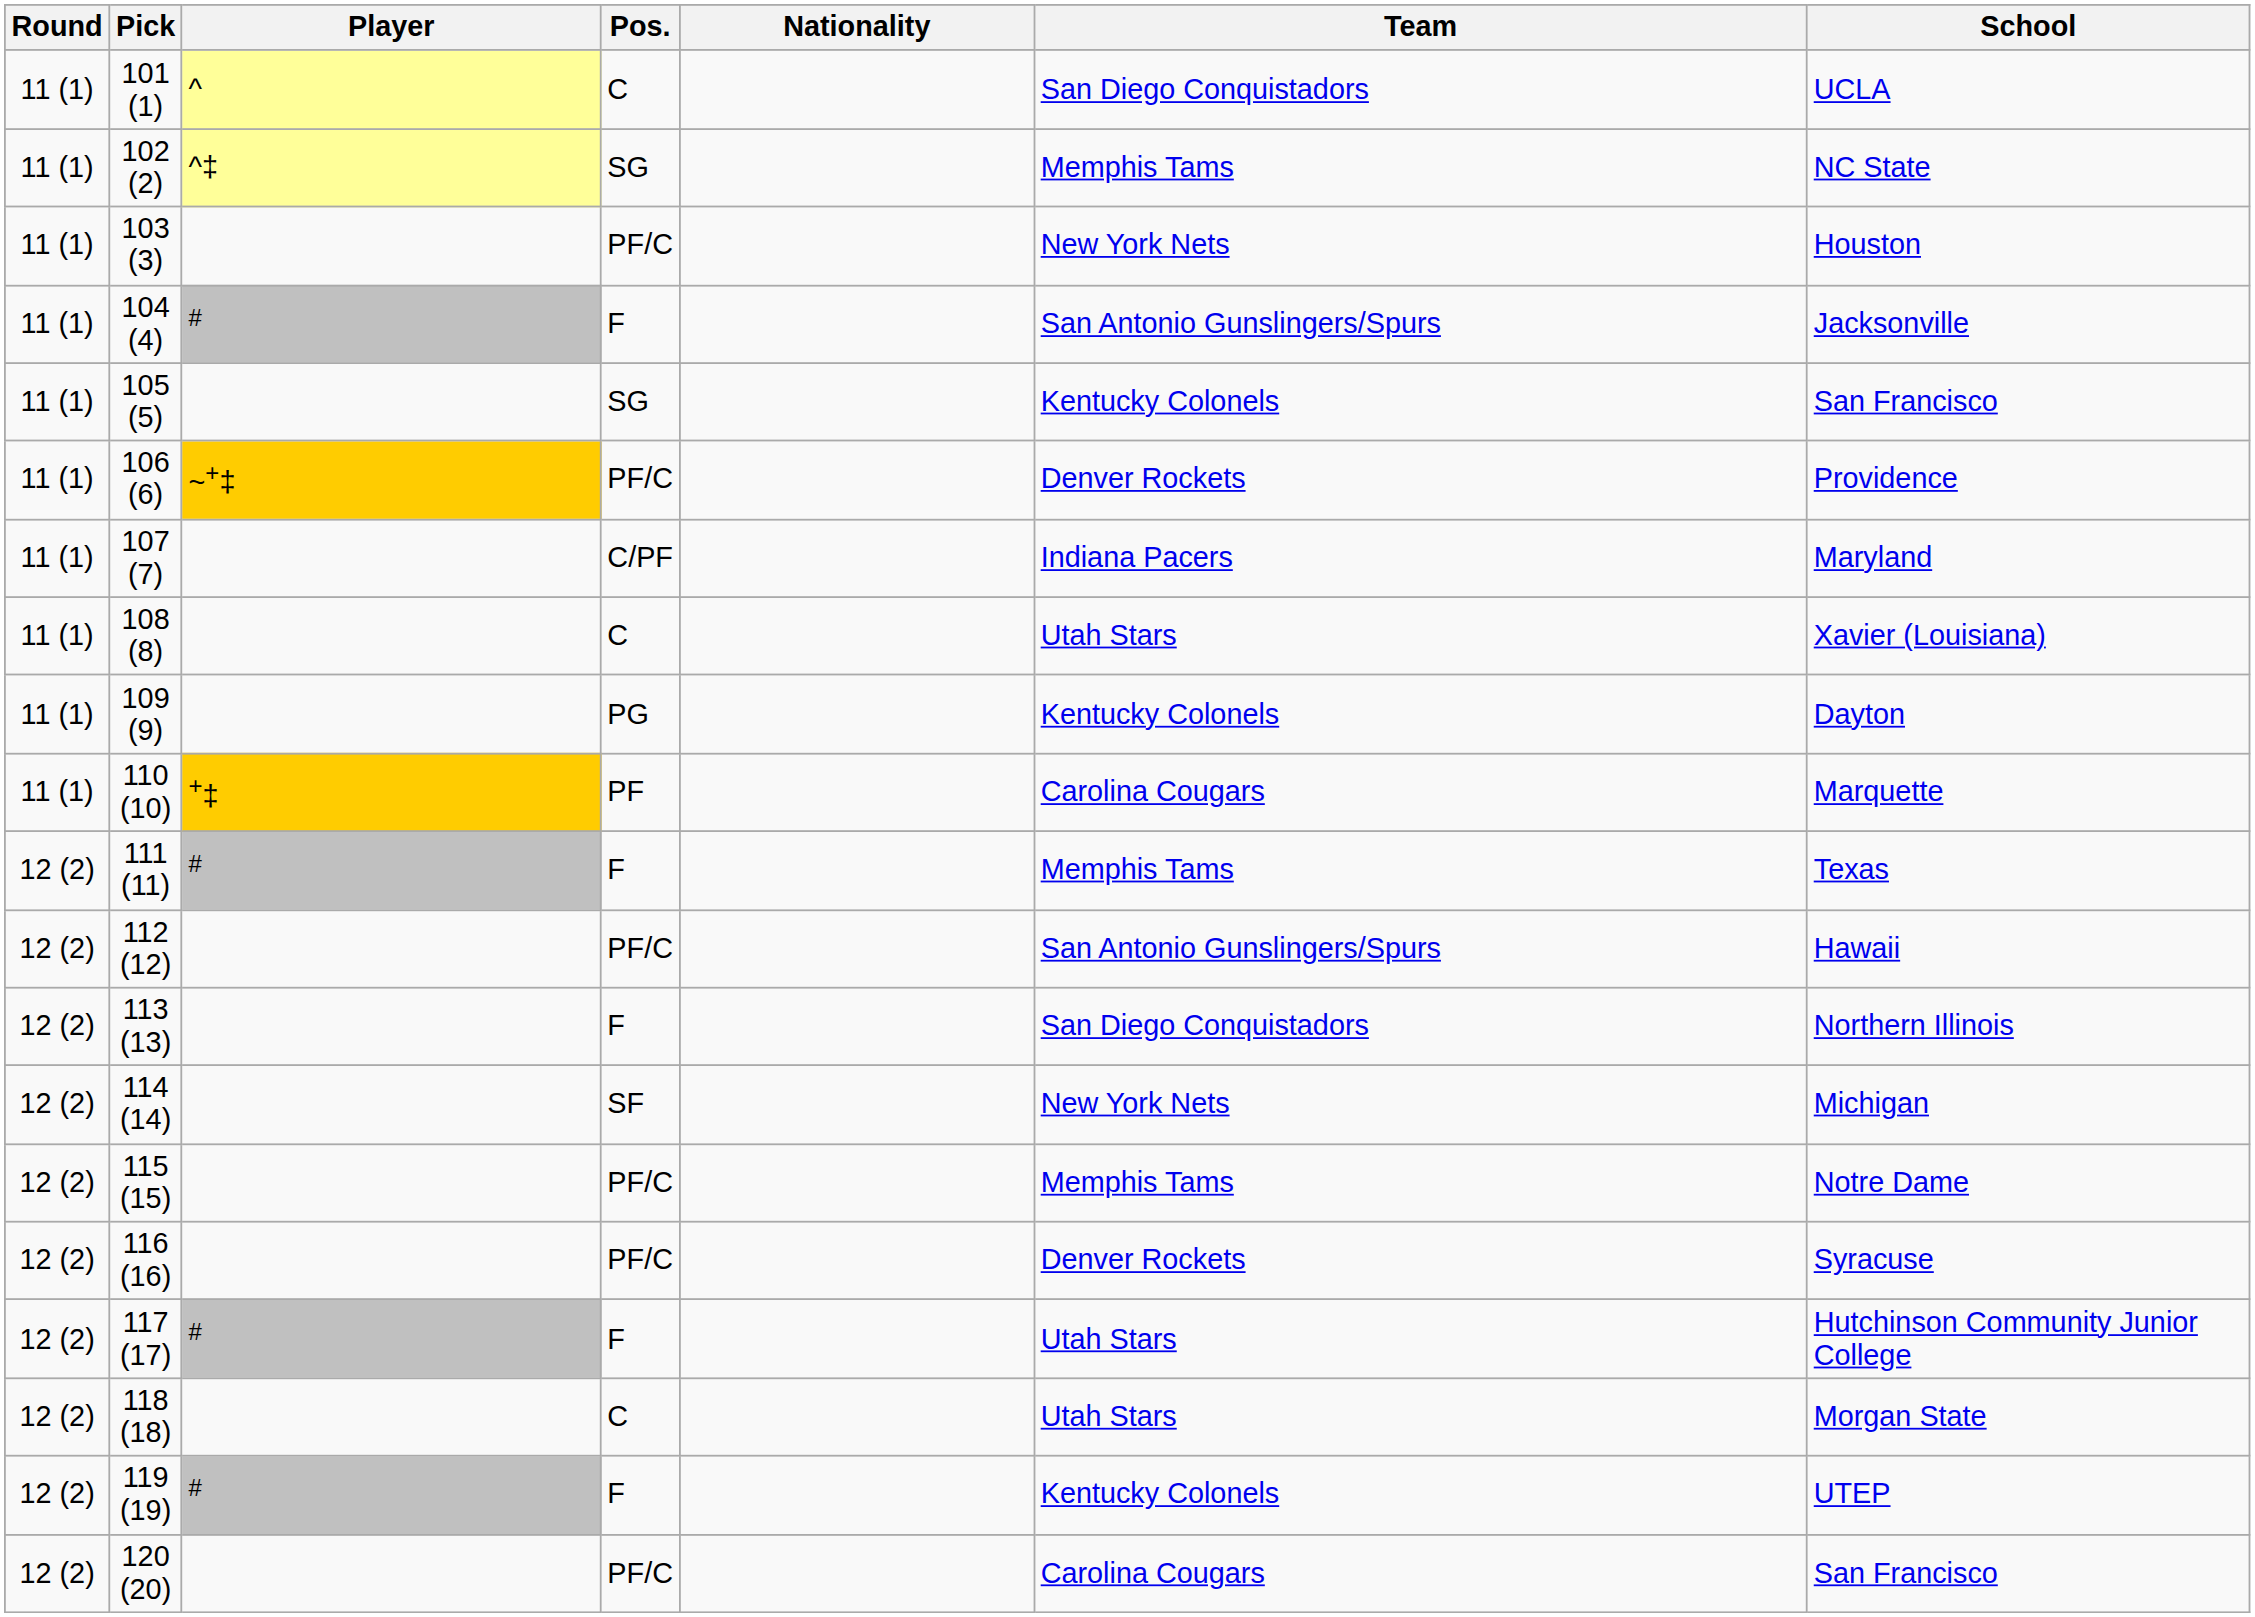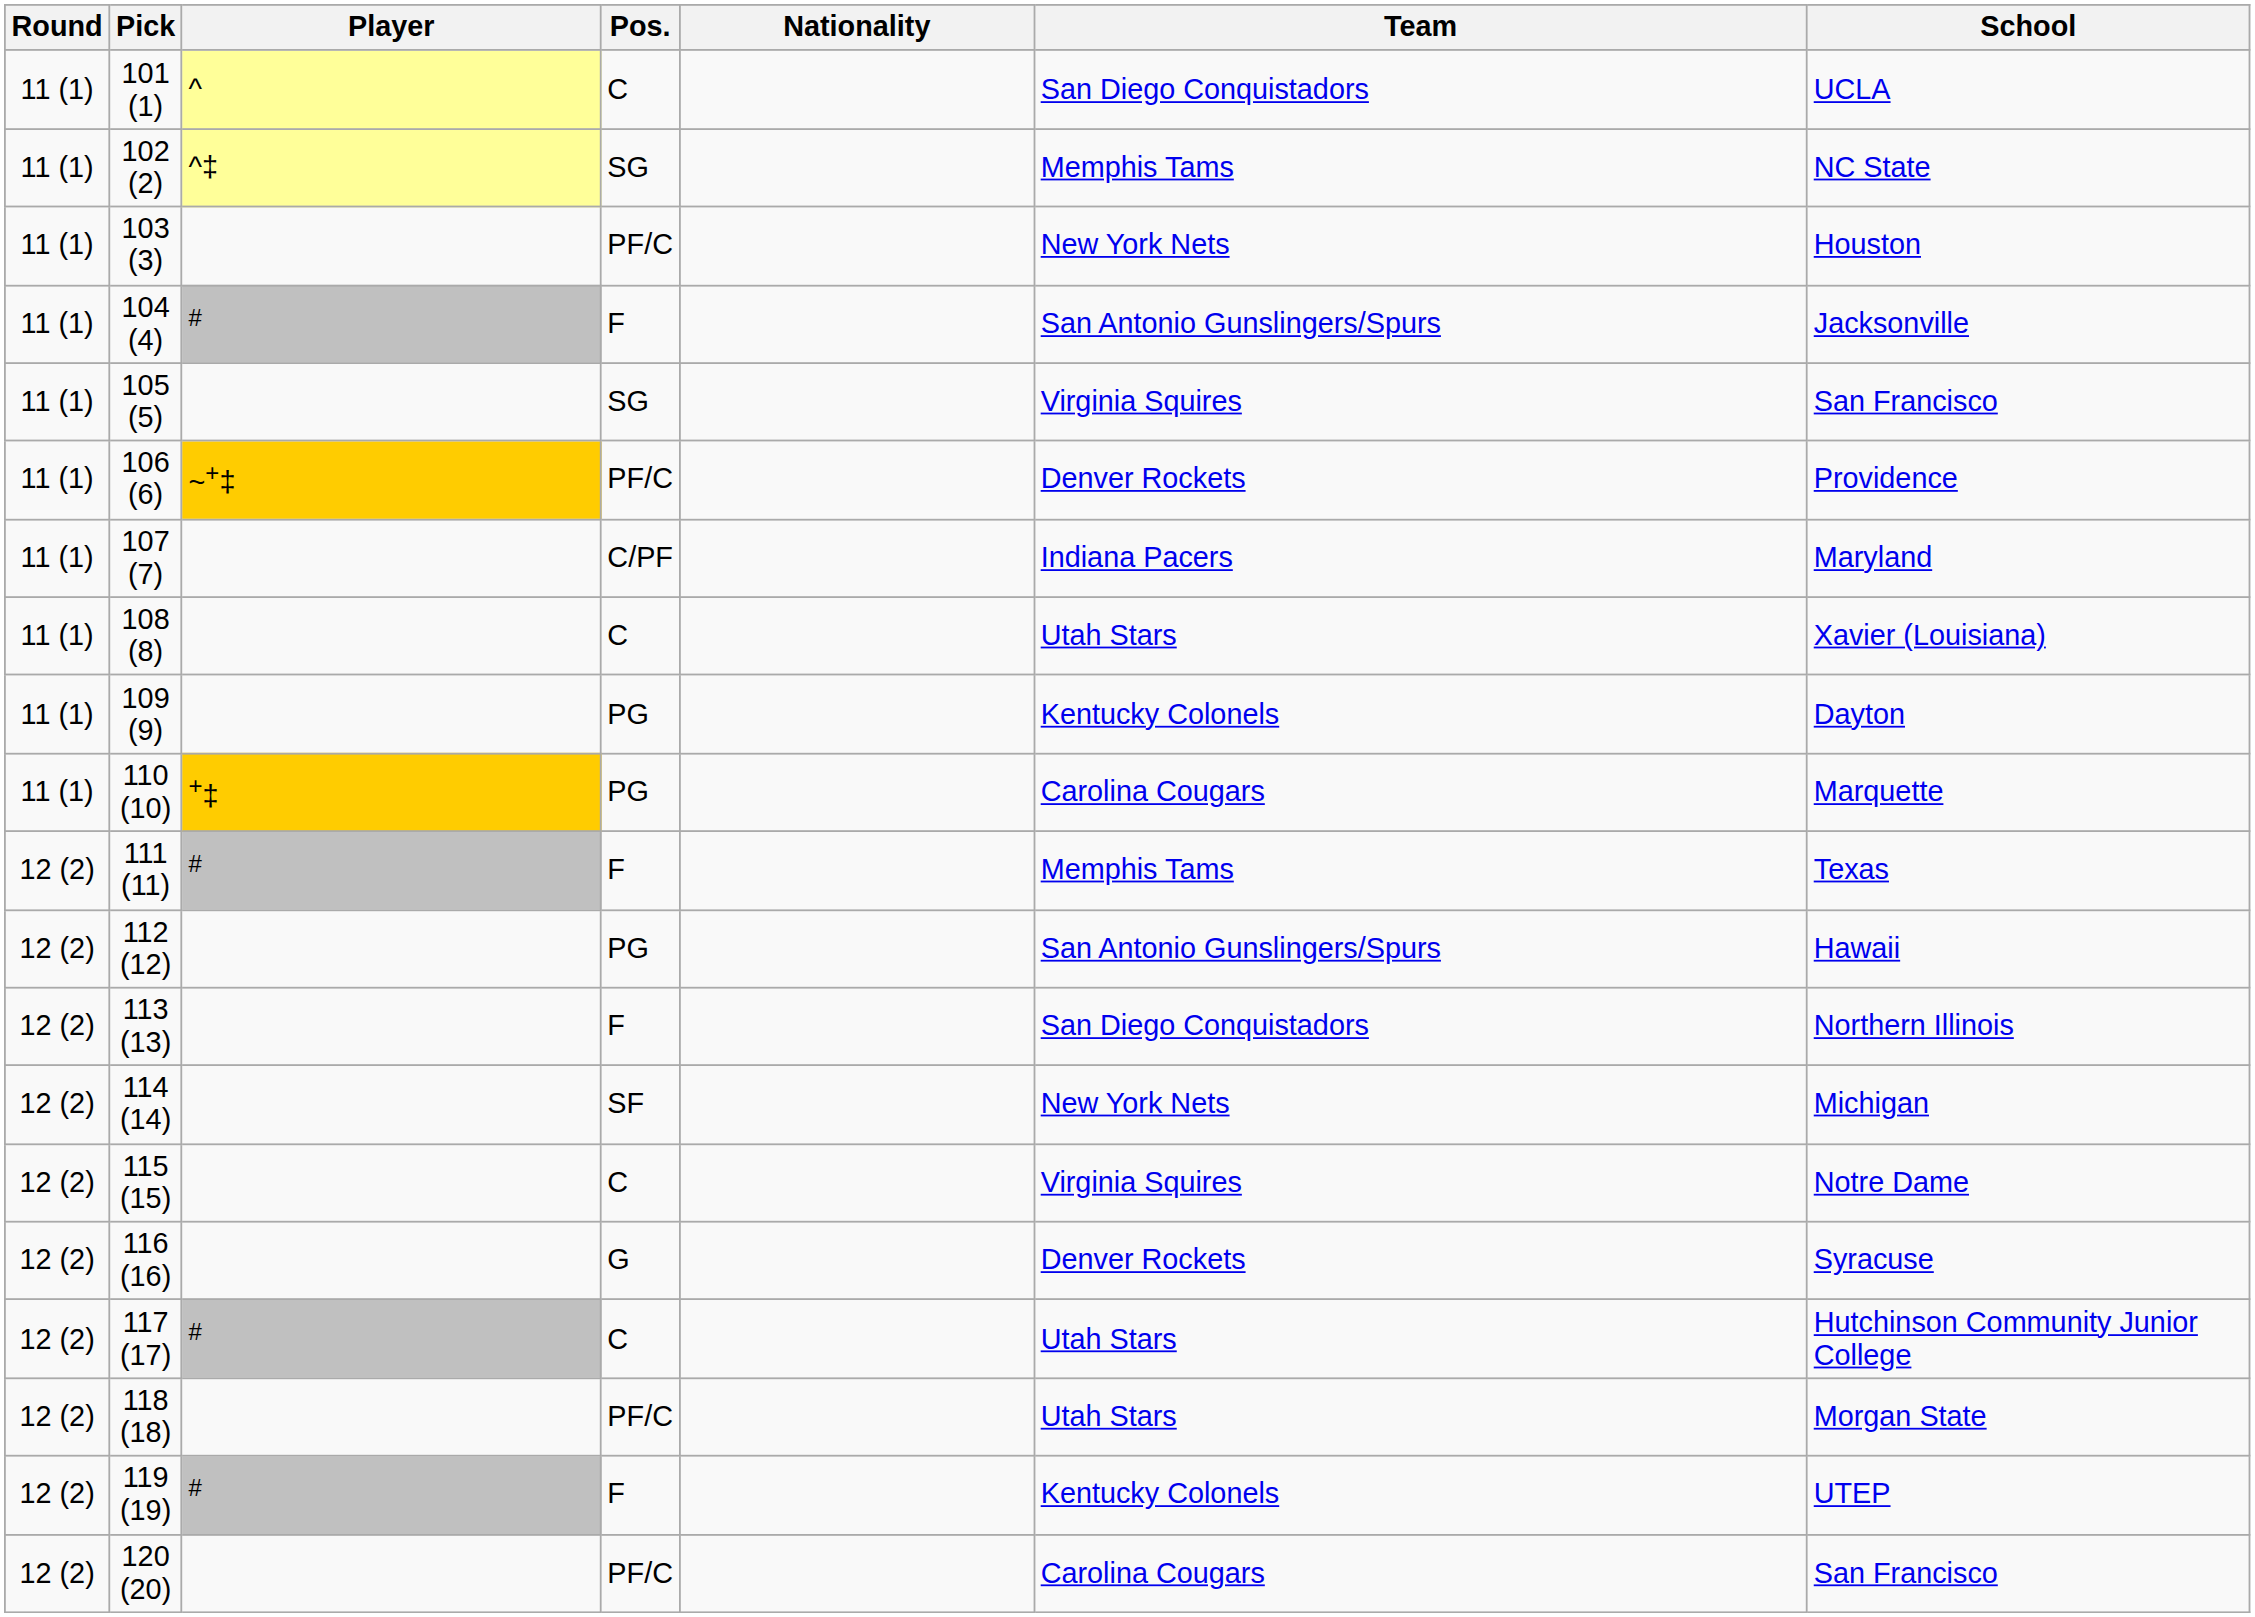(1160, 401) Kentucky Colonels -> (1141, 401) Virginia Squires
(626, 791) PF -> (628, 791) PG
(640, 948) PF/C -> (628, 948) PG
(640, 1182) PF/C -> (618, 1182) C
(1137, 1182) Memphis Tams -> (1141, 1182) Virginia Squires
(640, 1260) PF/C -> (619, 1260) G
(616, 1338) F -> (618, 1338) C
(618, 1416) C -> (640, 1416) PF/C
